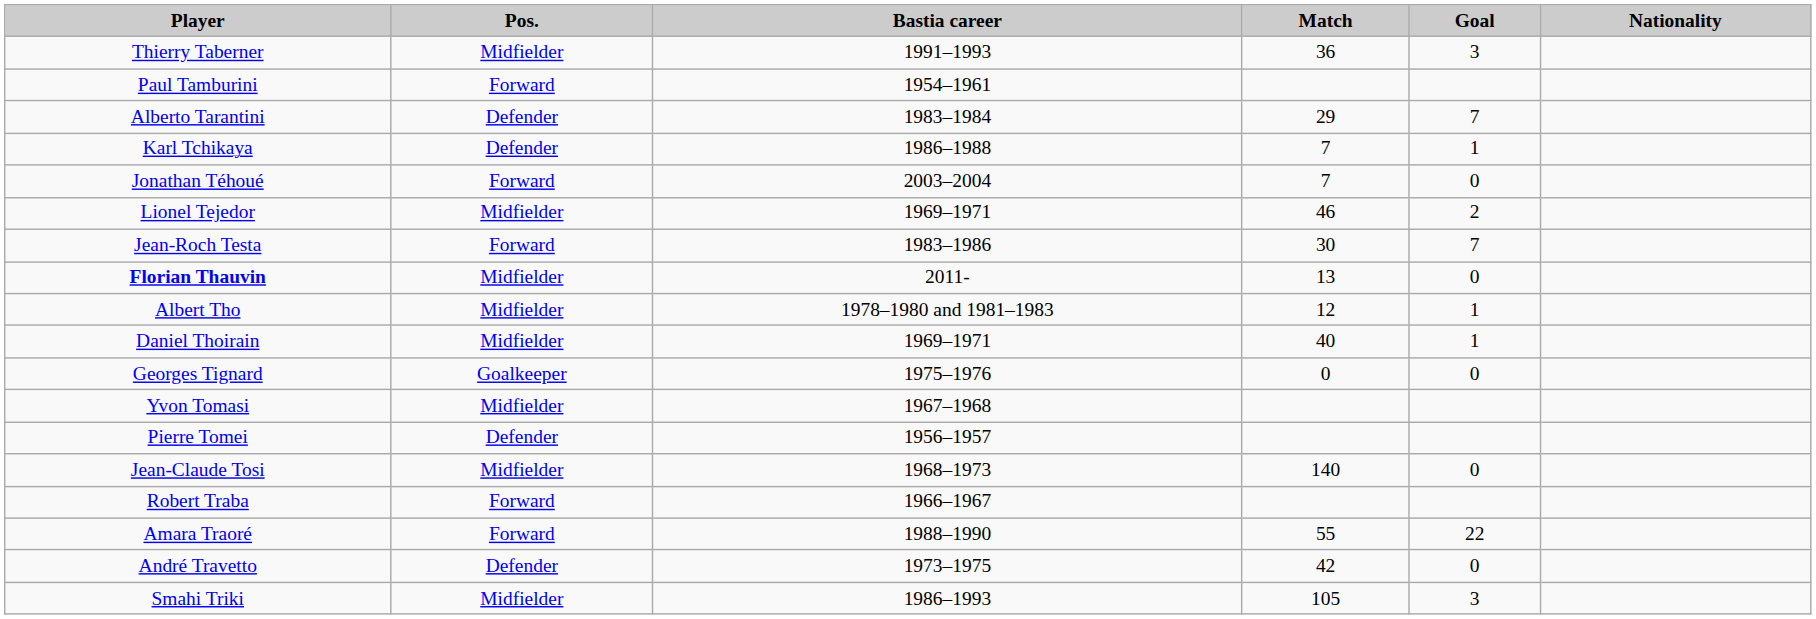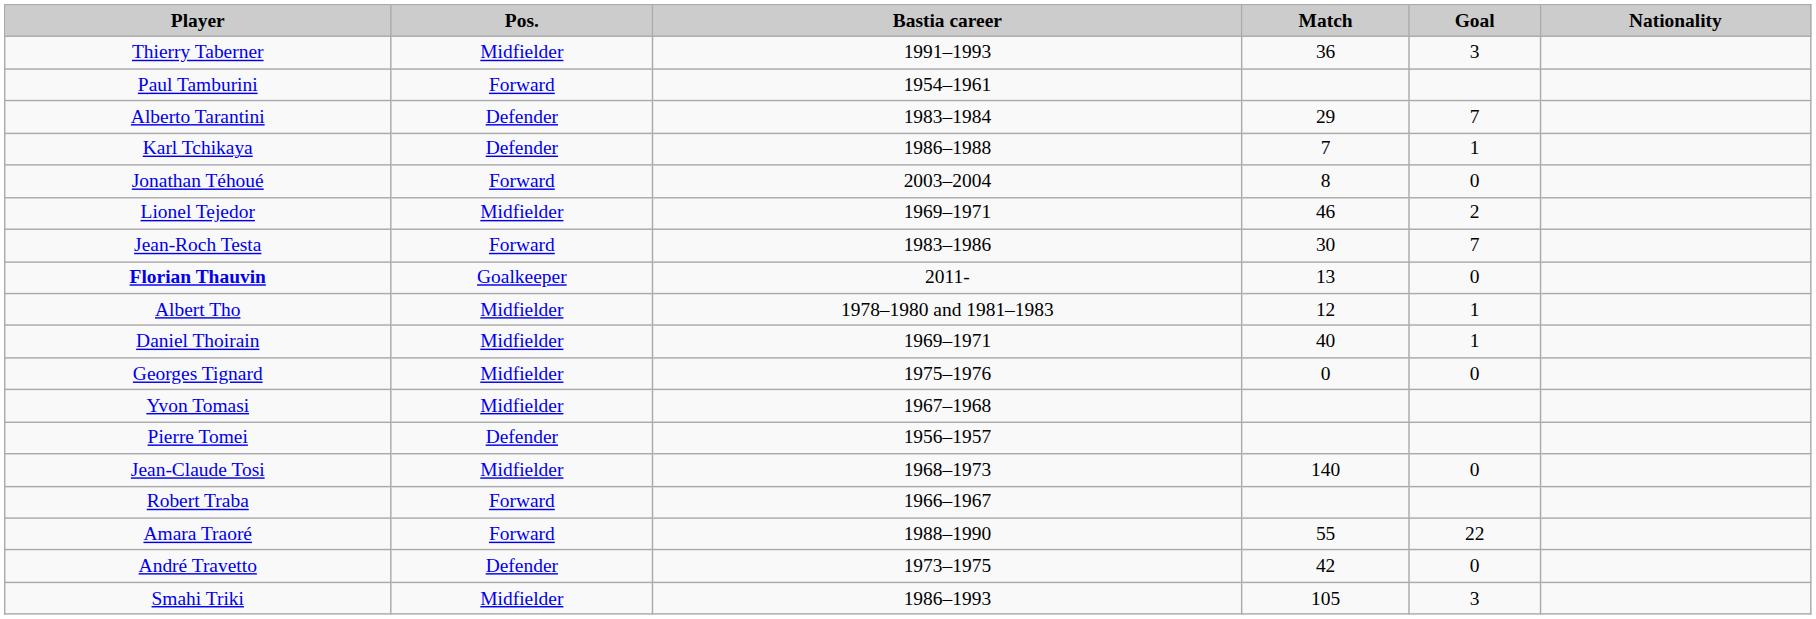(1326, 180) 7 -> (1326, 180) 8
(522, 276) Midfielder -> (522, 276) Goalkeeper
(522, 373) Goalkeeper -> (522, 373) Midfielder
